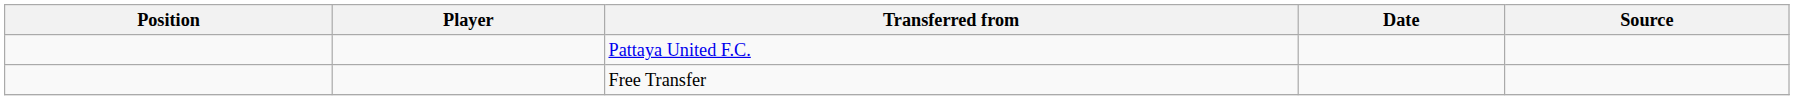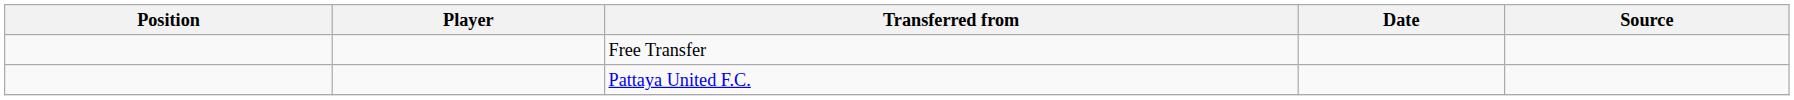rows swapped: (657, 79) <-> (680, 49)
